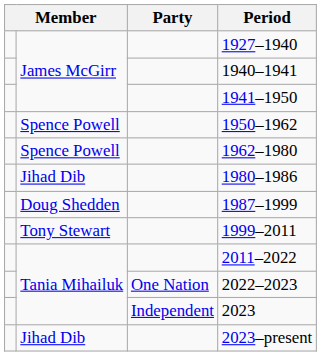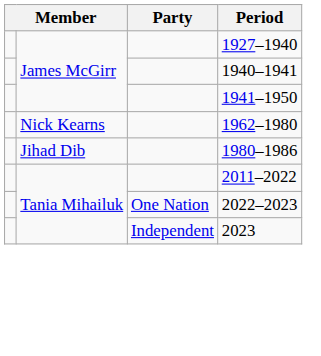- row: (260, 124)
(70, 151) Spence Powell -> (63, 124) Nick Kearns
- row: (260, 204)
- row: (259, 230)
- row: (267, 337)
